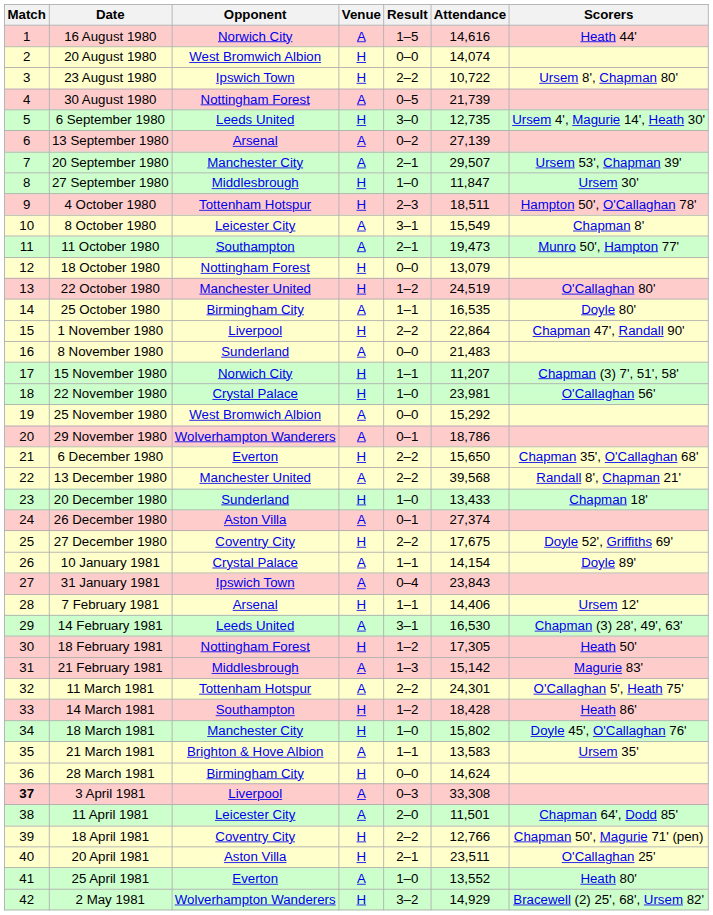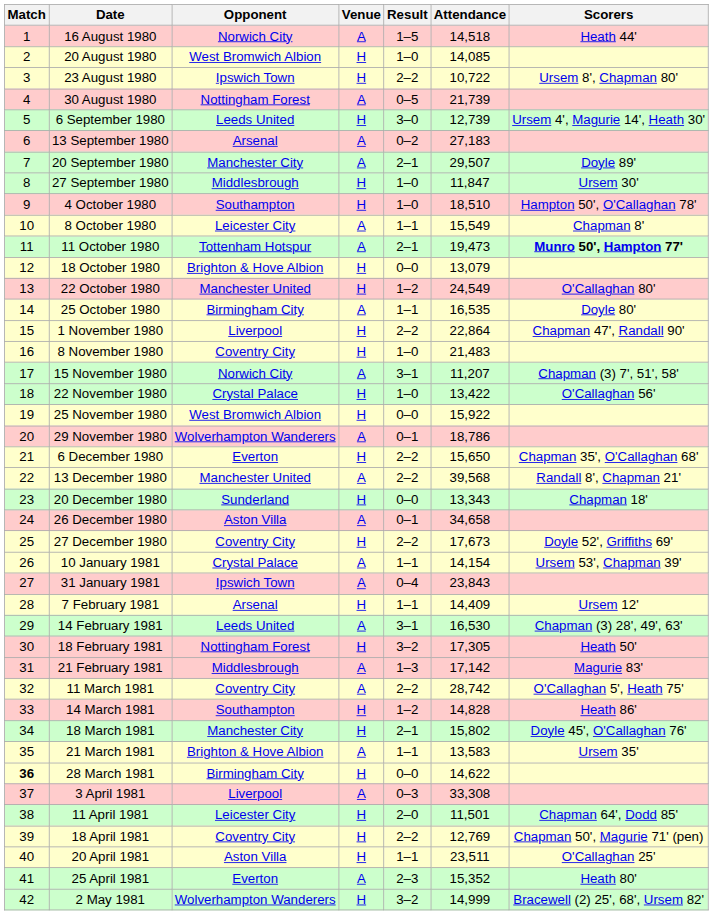(470, 36) 14,616 -> (470, 36) 14,518
(407, 57) 0–0 -> (407, 57) 1–0
(470, 57) 14,074 -> (470, 57) 14,085
(470, 120) 12,735 -> (470, 120) 12,739
(470, 141) 27,139 -> (470, 141) 27,183
(609, 162) Ursem 53', Chapman 39' -> (609, 162) Doyle 89'
(255, 204) Tottenham Hotspur -> (255, 204) Southampton
(407, 204) 2–3 -> (407, 204) 1–0
(470, 204) 18,511 -> (470, 204) 18,510
(407, 225) 3–1 -> (407, 225) 1–1
(255, 246) Southampton -> (255, 246) Tottenham Hotspur
(609, 246) normal -> (609, 246) bold
(255, 267) Nottingham Forest -> (255, 267) Brighton & Hove Albion
(470, 288) 24,519 -> (470, 288) 24,549
(255, 352) Sunderland -> (255, 352) Coventry City
(361, 352) A -> (361, 352) H
(407, 352) 0–0 -> (407, 352) 1–0
(361, 373) H -> (361, 373) A
(407, 373) 1–1 -> (407, 373) 3–1
(470, 394) 23,981 -> (470, 394) 13,422
(361, 415) A -> (361, 415) H
(470, 415) 15,292 -> (470, 415) 15,922
(407, 499) 1–0 -> (407, 499) 0–0
(470, 499) 13,433 -> (470, 499) 13,343
(470, 520) 27,374 -> (470, 520) 34,658
(470, 541) 17,675 -> (470, 541) 17,673
(609, 562) Doyle 89' -> (609, 562) Ursem 53', Chapman 39'
(470, 604) 14,406 -> (470, 604) 14,409
(407, 646) 1–2 -> (407, 646) 3–2
(470, 667) 15,142 -> (470, 667) 17,142
(255, 688) Tottenham Hotspur -> (255, 688) Coventry City
(470, 688) 24,301 -> (470, 688) 28,742
(470, 710) 18,428 -> (470, 710) 14,828
(407, 731) 1–0 -> (407, 731) 2–1
(27, 773) normal -> (27, 773) bold
(470, 773) 14,624 -> (470, 773) 14,622
(27, 794) bold -> (27, 794) normal
(361, 815) A -> (361, 815) H
(470, 836) 12,766 -> (470, 836) 12,769
(407, 857) 2–1 -> (407, 857) 1–1
(407, 878) 1–0 -> (407, 878) 2–3
(470, 878) 13,552 -> (470, 878) 15,352
(470, 899) 14,929 -> (470, 899) 14,999
